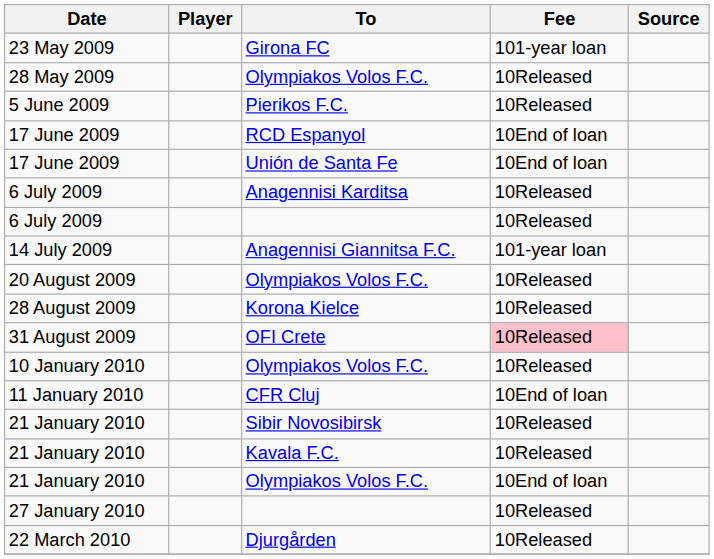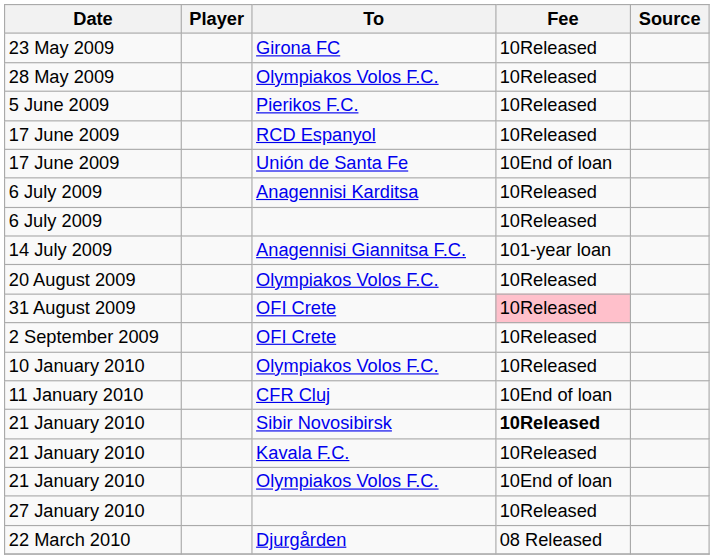(551, 47) 101-year loan -> (548, 47) 10Released
(551, 134) 10End of loan -> (548, 134) 10Released
- row: (72, 308)
+ row: (84, 337)
(543, 423) normal -> (550, 423) bold
(543, 539) 10Released -> (551, 539) 08 Released
